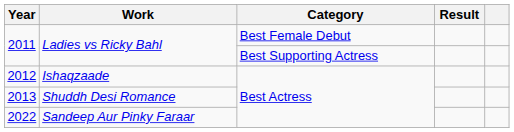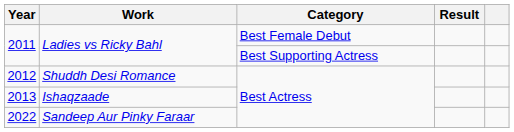(76, 76) Ishaqzaade -> (109, 76) Shuddh Desi Romance
(109, 96) Shuddh Desi Romance -> (76, 96) Ishaqzaade
